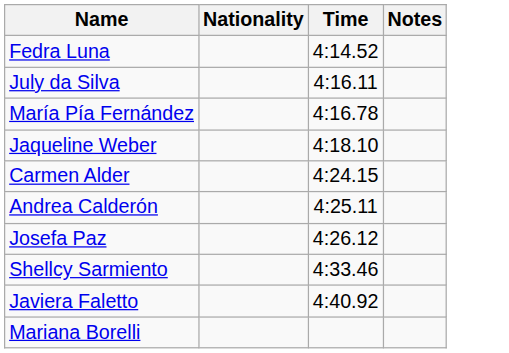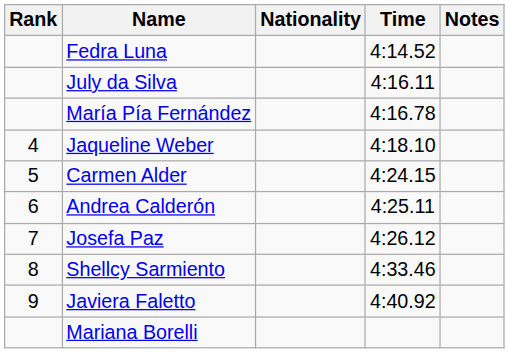+ column: (33, 20)
